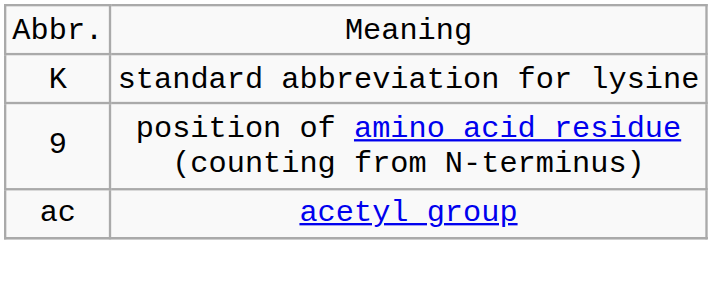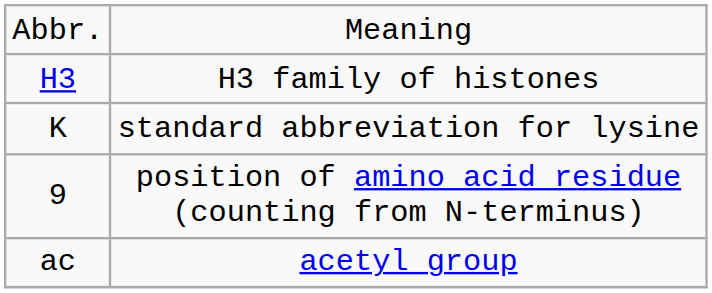+ row: (409, 79)
